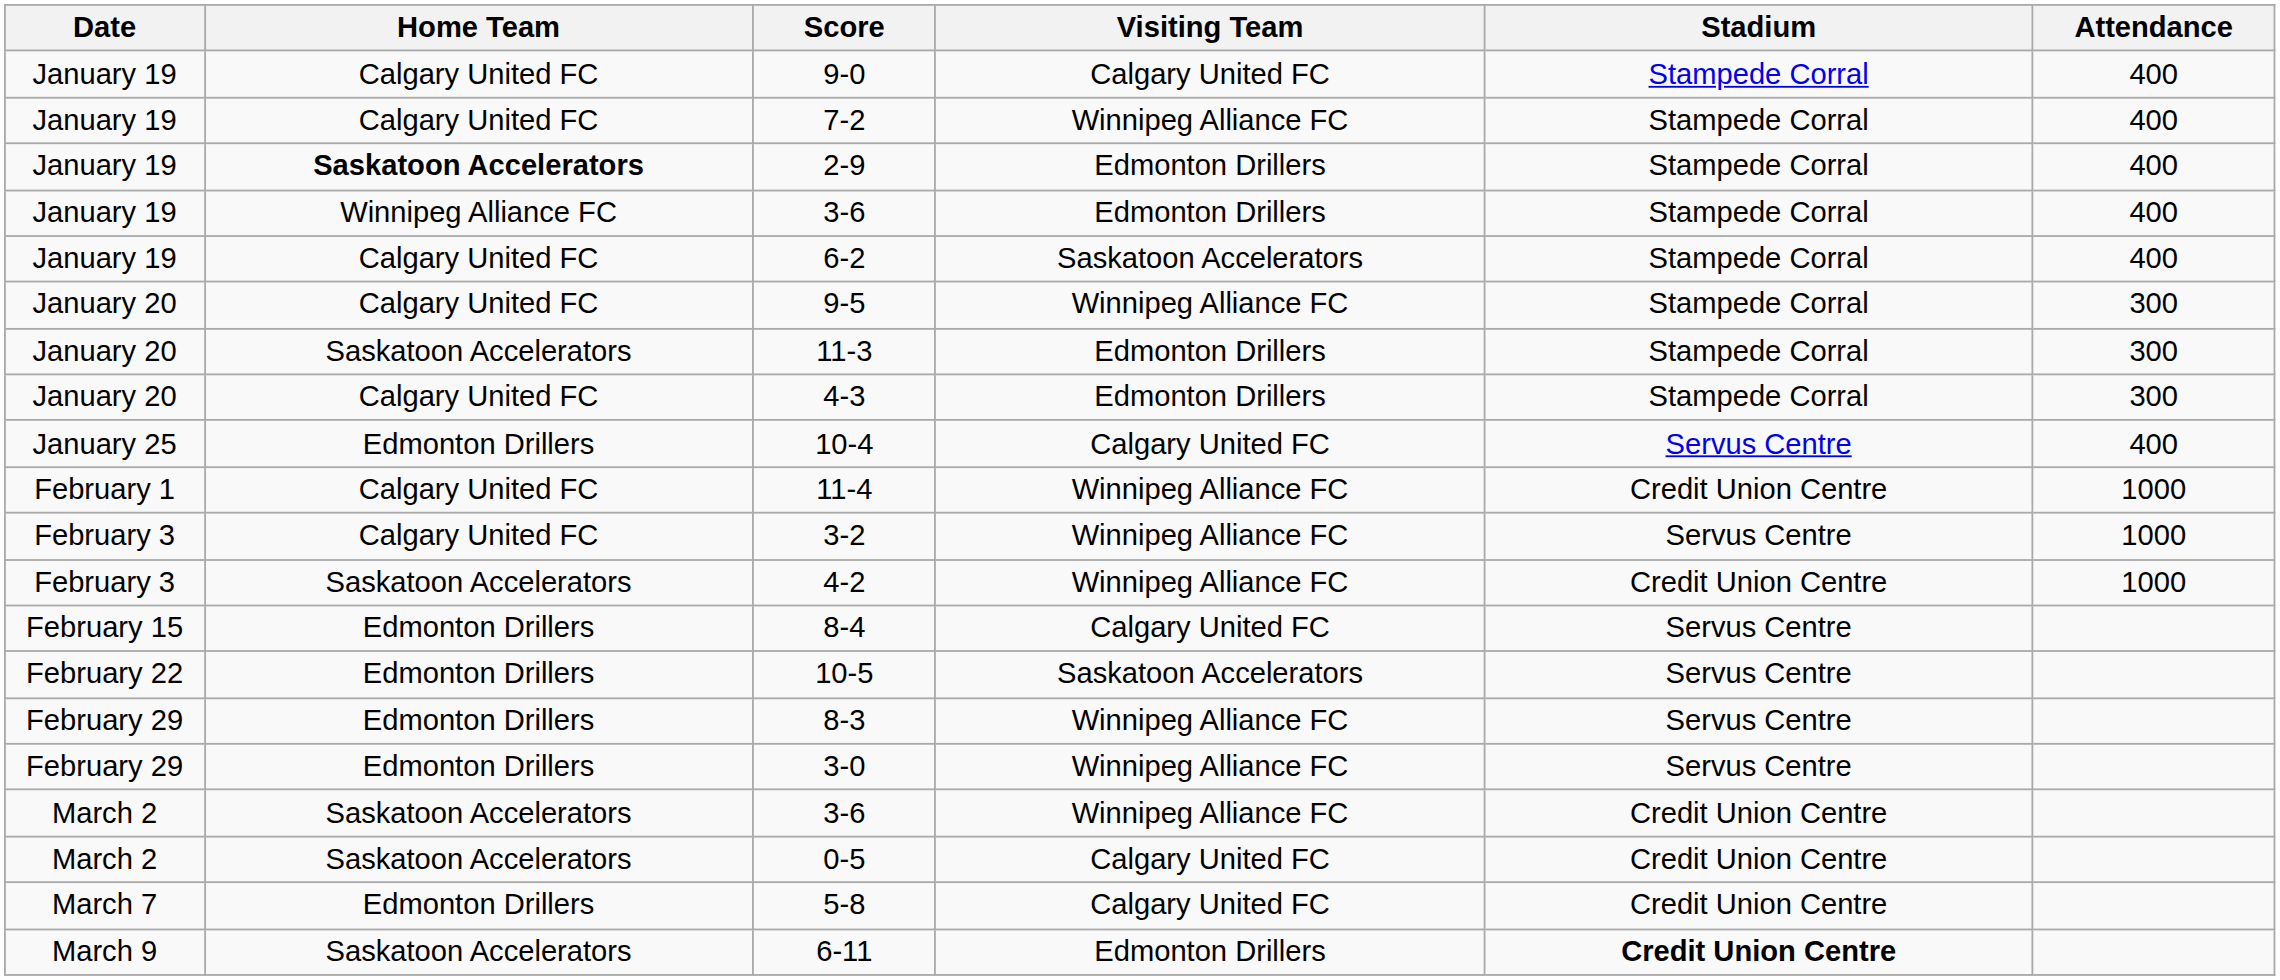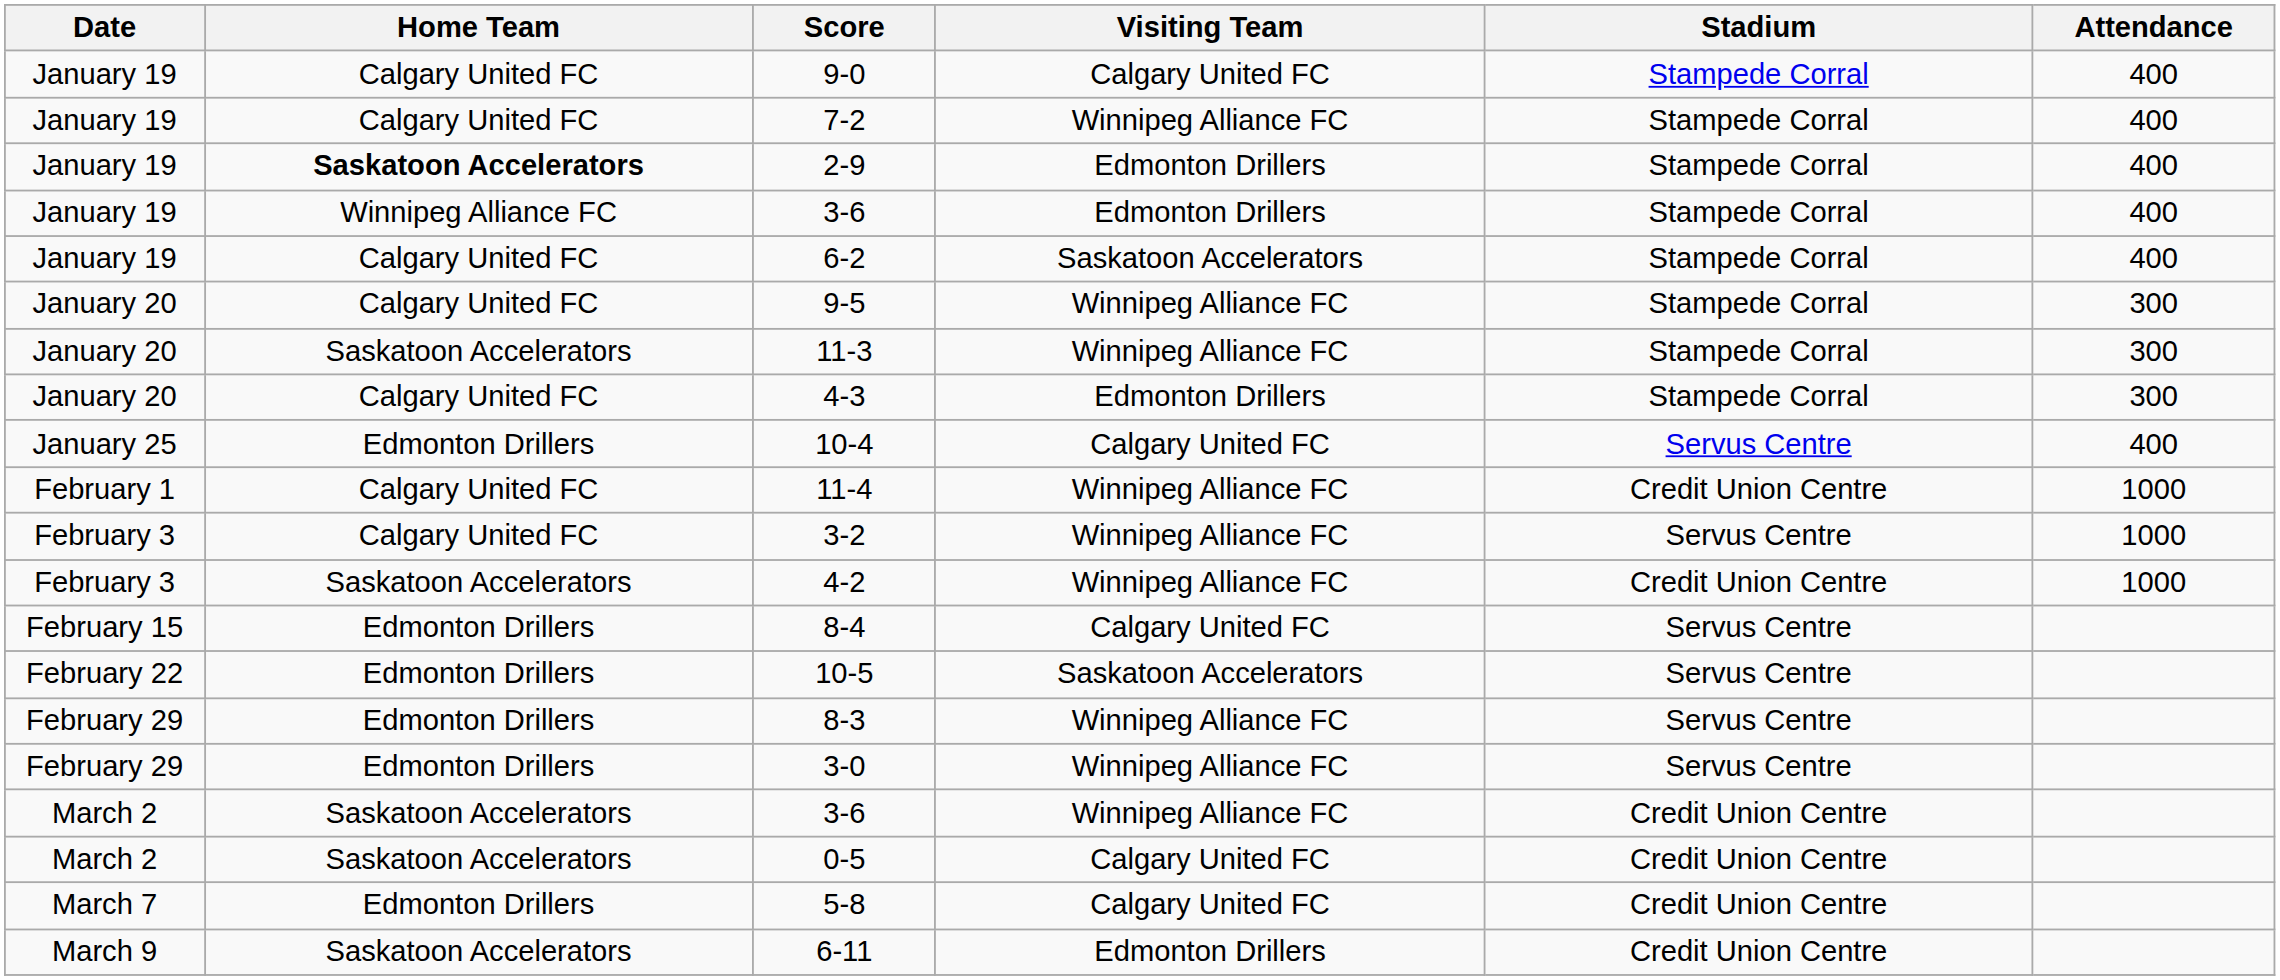(1210, 350) Edmonton Drillers -> (1210, 350) Winnipeg Alliance FC
(1759, 951) bold -> (1759, 951) normal
